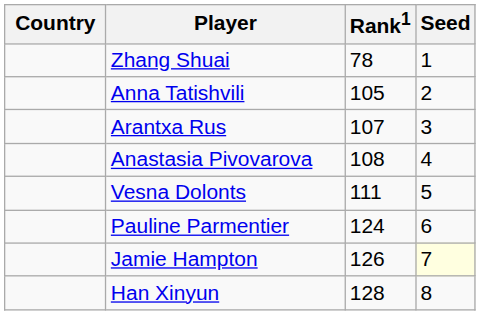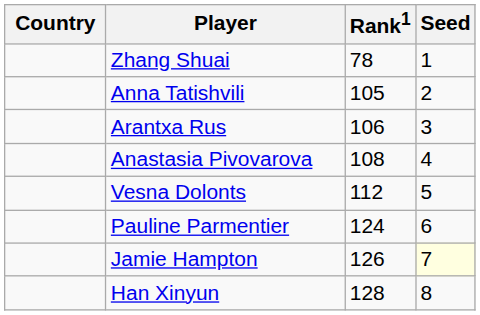(367, 126) 107 -> (367, 126) 106
(366, 192) 111 -> (366, 192) 112
